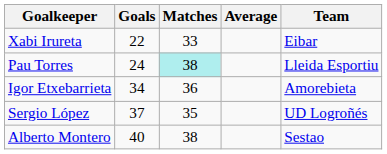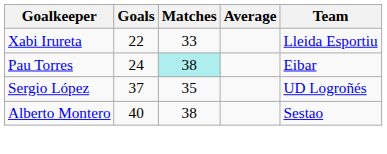(301, 40) Eibar -> (331, 40) Lleida Esportiu
(331, 64) Lleida Esportiu -> (300, 64) Eibar
- row: (60, 88)
